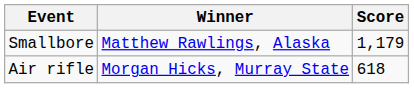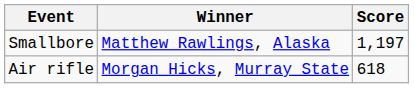(380, 43) 1,179 -> (380, 43) 1,197
